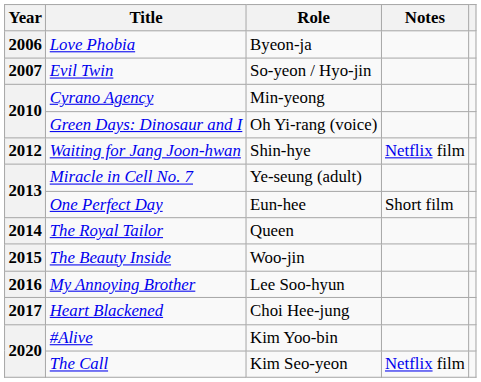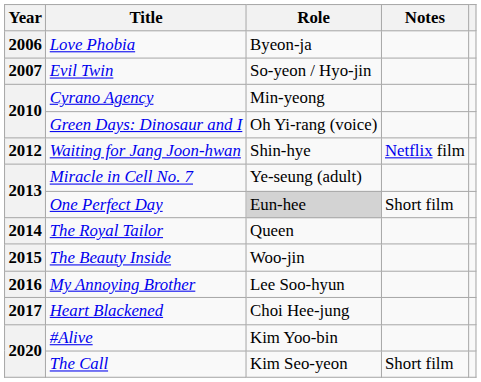(278, 204) no background -> (278, 204) lightgrey background
(425, 364) Netflix film -> (419, 364) Short film
